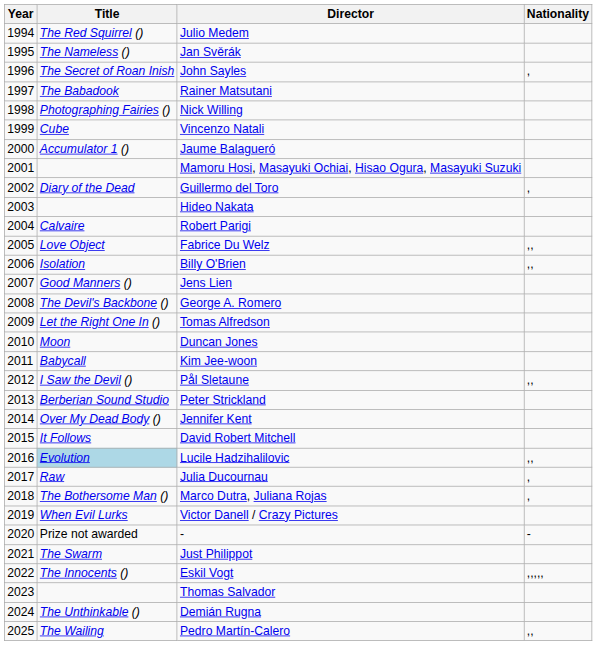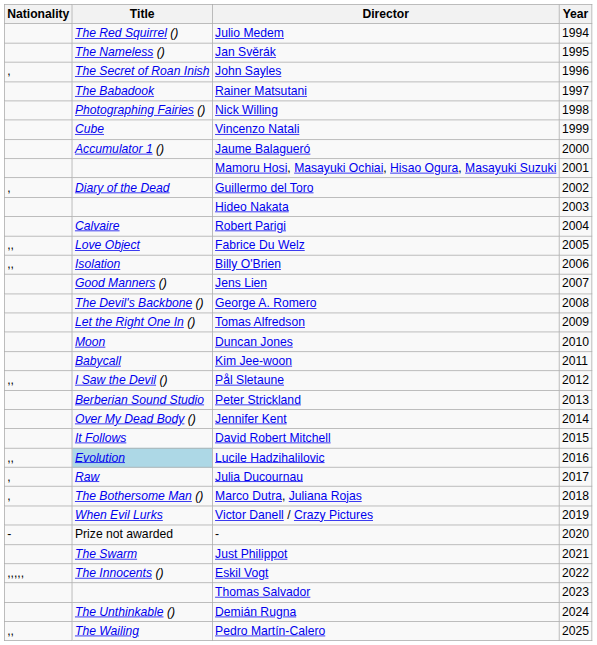columns swapped: (21, 14) <-> (558, 14)
